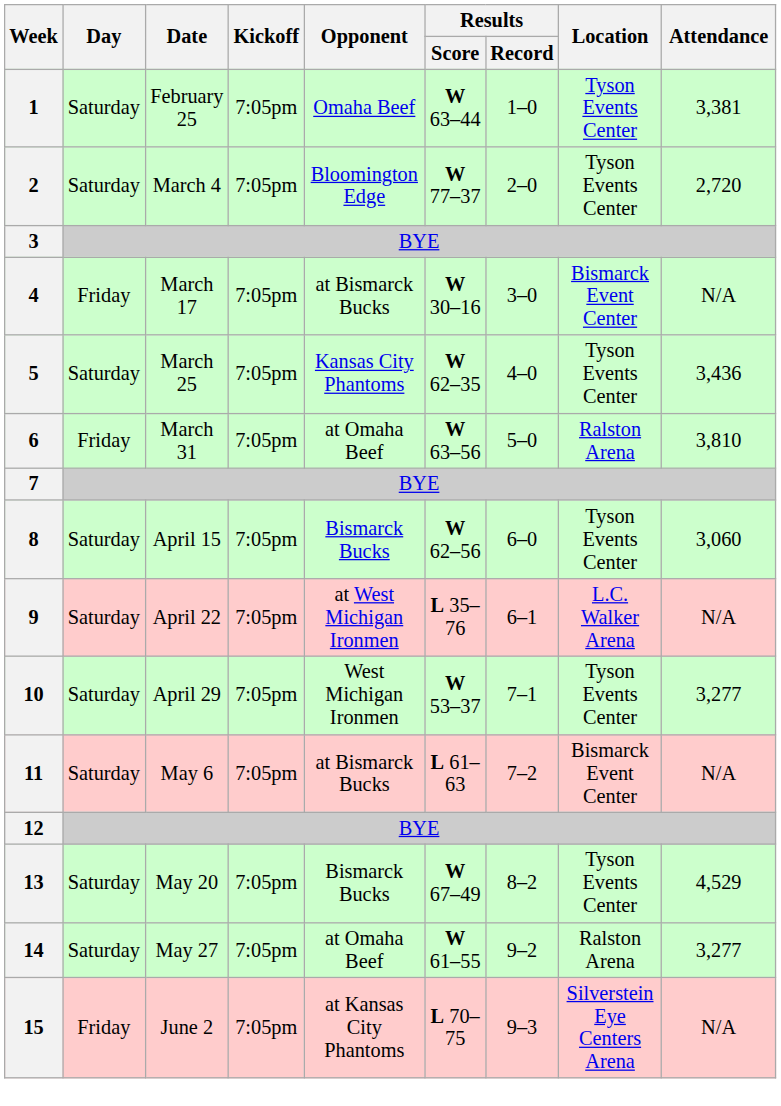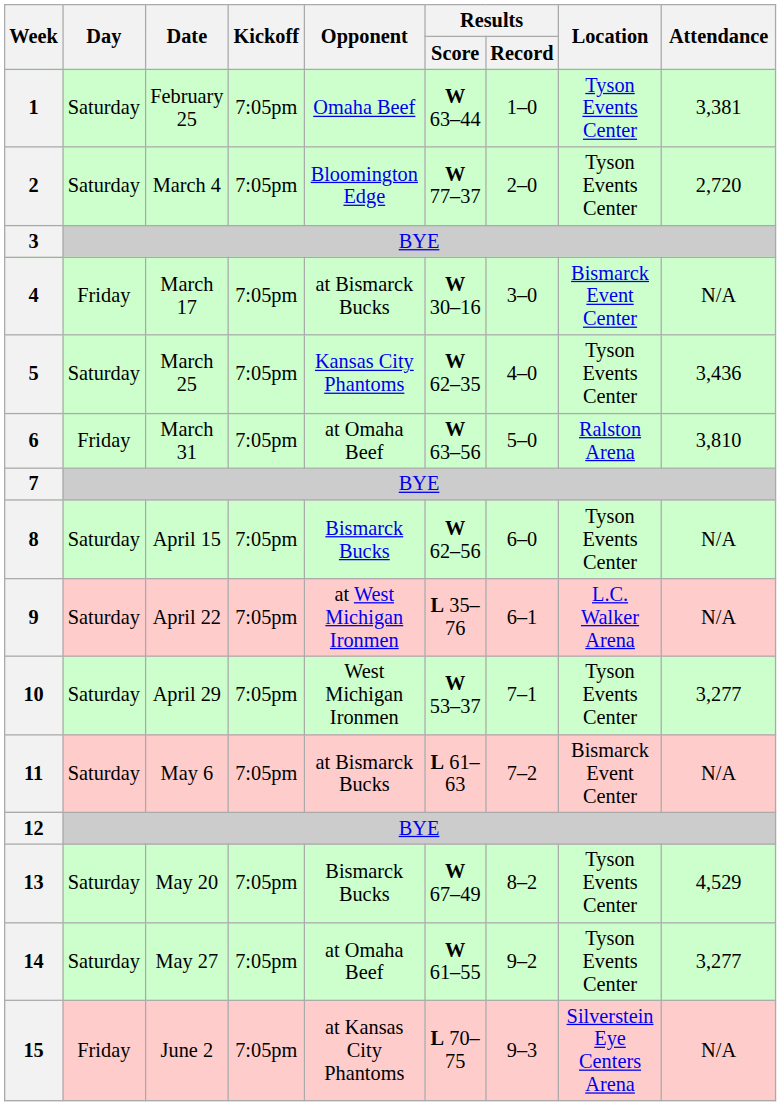(719, 539) 3,060 -> (719, 539) N/A
(610, 949) Ralston Arena -> (610, 961) Tyson Events Center
